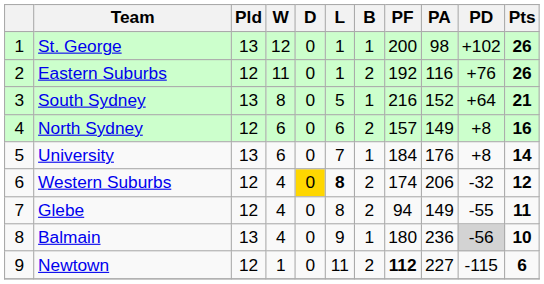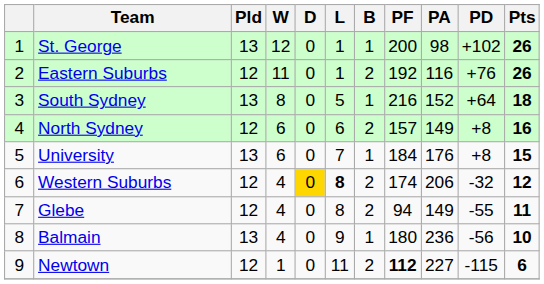(522, 100) 21 -> (522, 100) 18
(522, 155) 14 -> (522, 155) 15
(481, 237) lightgrey background -> (481, 237) no background
